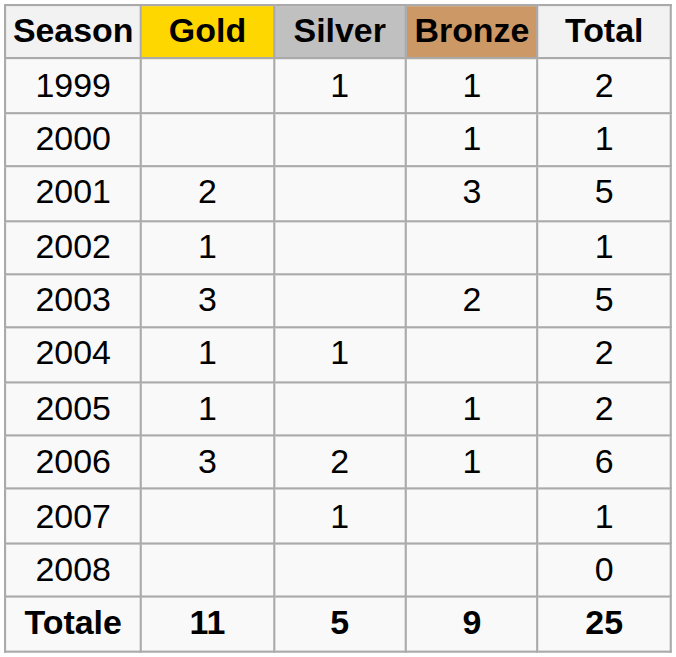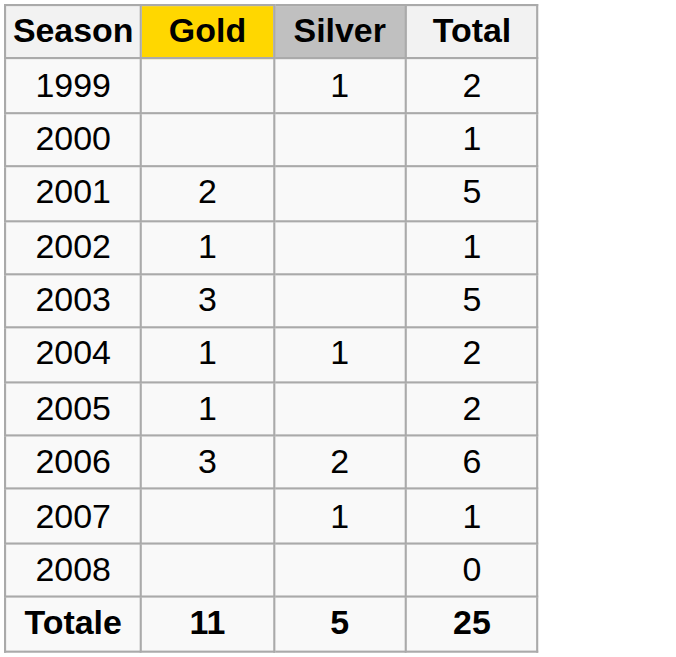- column: (472, 31)
